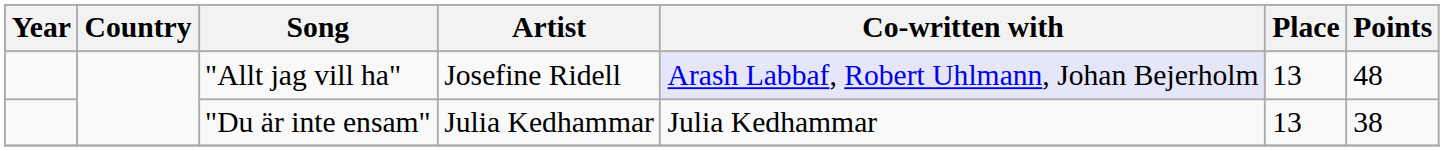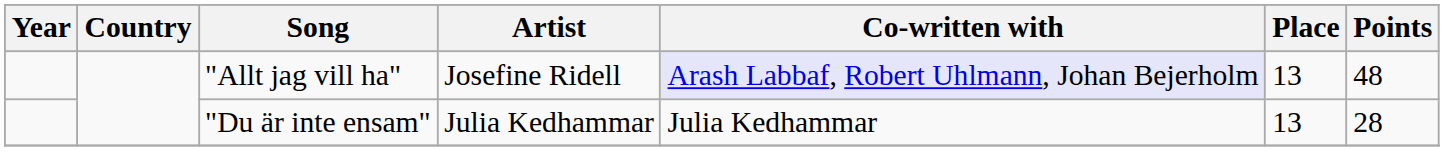(1368, 121) 38 -> (1368, 121) 28
